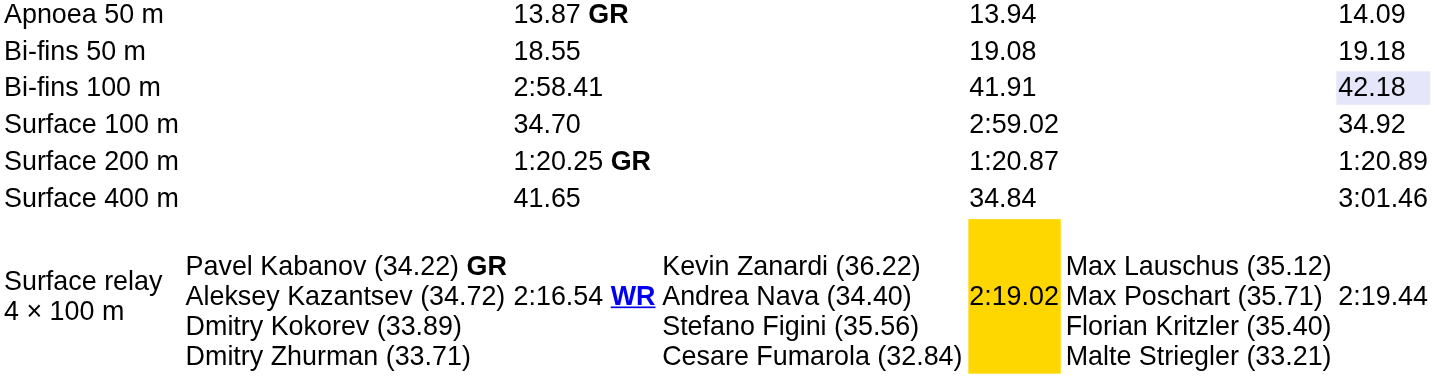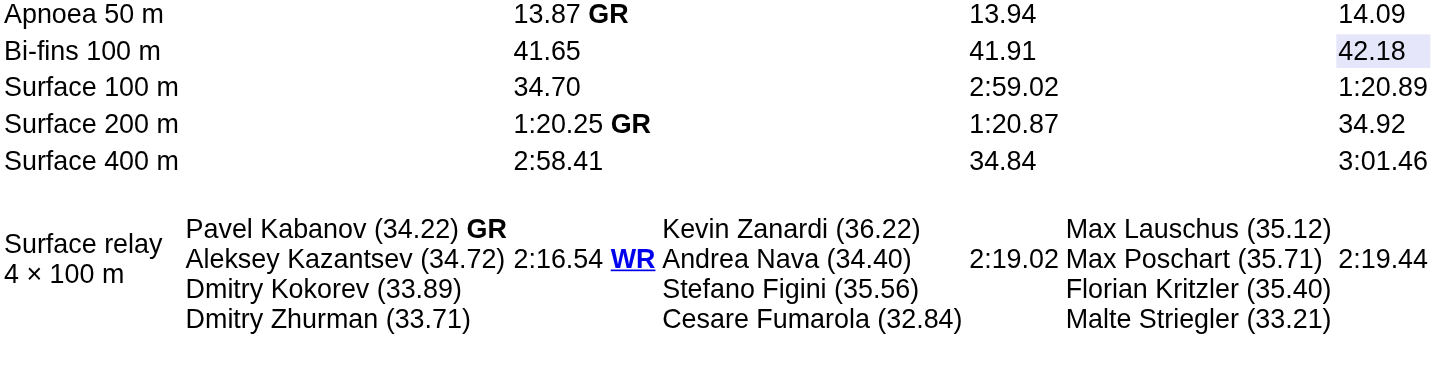- row: (75, 50)
(558, 87) 2:58.41 -> (547, 50) 41.65
(1372, 124) 34.92 -> (1383, 87) 1:20.89
(1383, 161) 1:20.89 -> (1372, 124) 34.92
(547, 198) 41.65 -> (558, 161) 2:58.41
(1014, 296) gold background -> (1014, 259) no background
